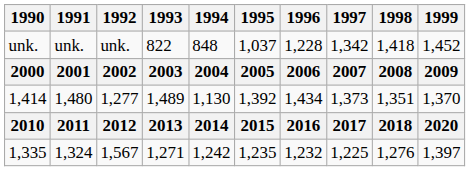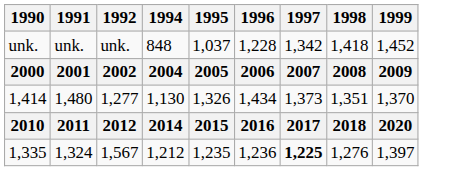- column: (165, 17)
(257, 98) 1,392 -> (211, 98) 1,326
(211, 152) 1,242 -> (165, 152) 1,212
(303, 152) 1,232 -> (257, 152) 1,236
(349, 152) normal -> (303, 152) bold
